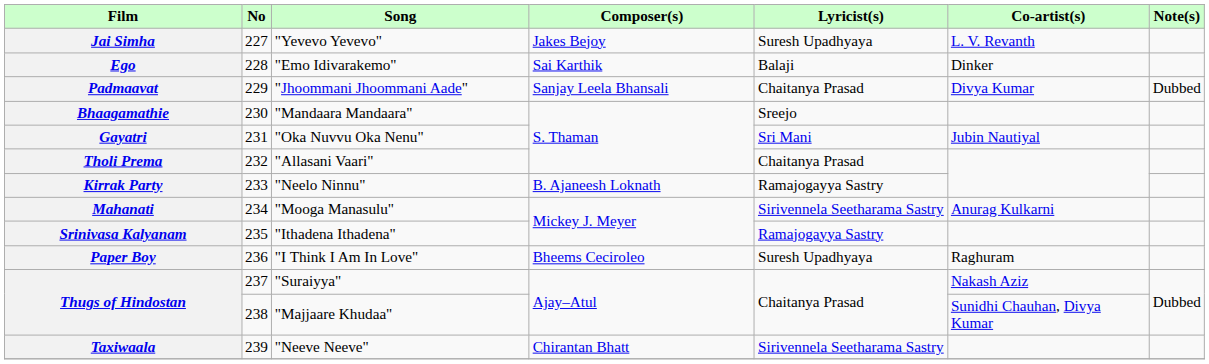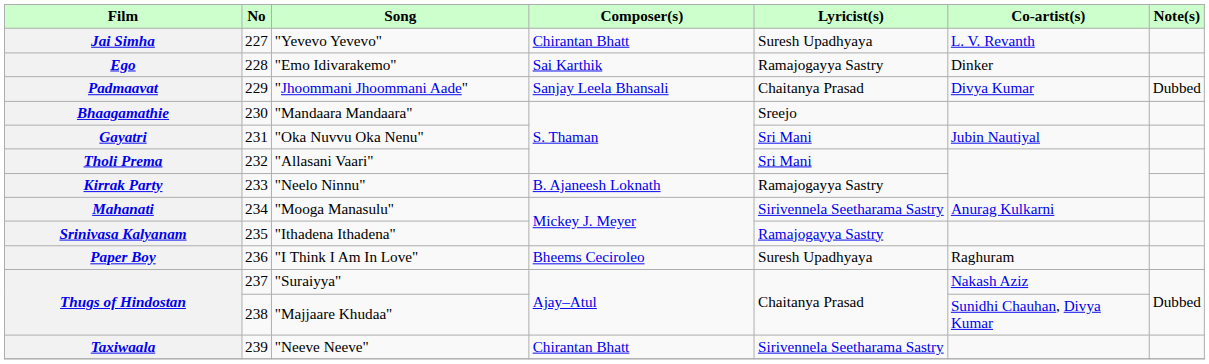(569, 40) Jakes Bejoy -> (581, 40) Chirantan Bhatt
(776, 64) Balaji -> (821, 64) Ramajogayya Sastry
(811, 161) Chaitanya Prasad -> (785, 161) Sri Mani
